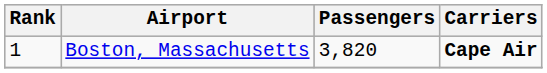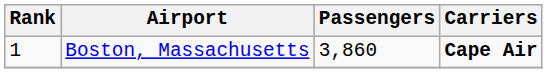(348, 52) 3,820 -> (348, 52) 3,860
